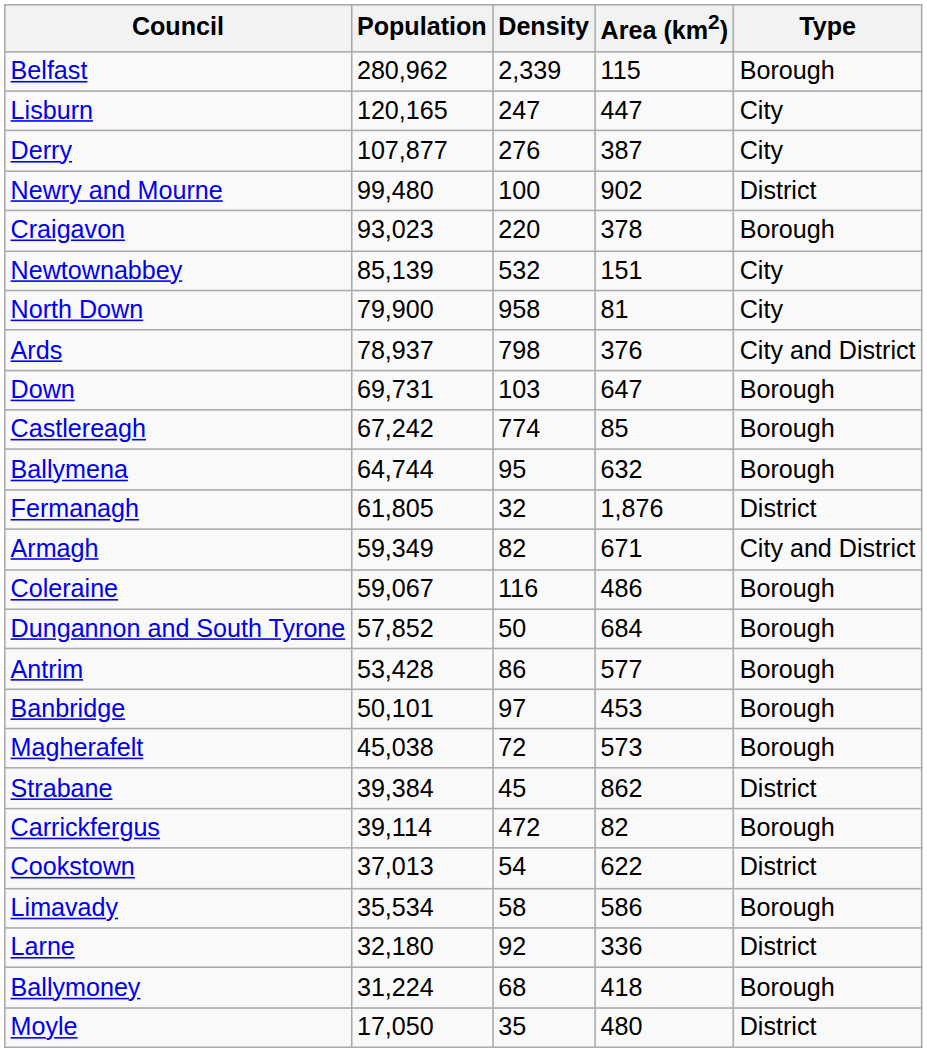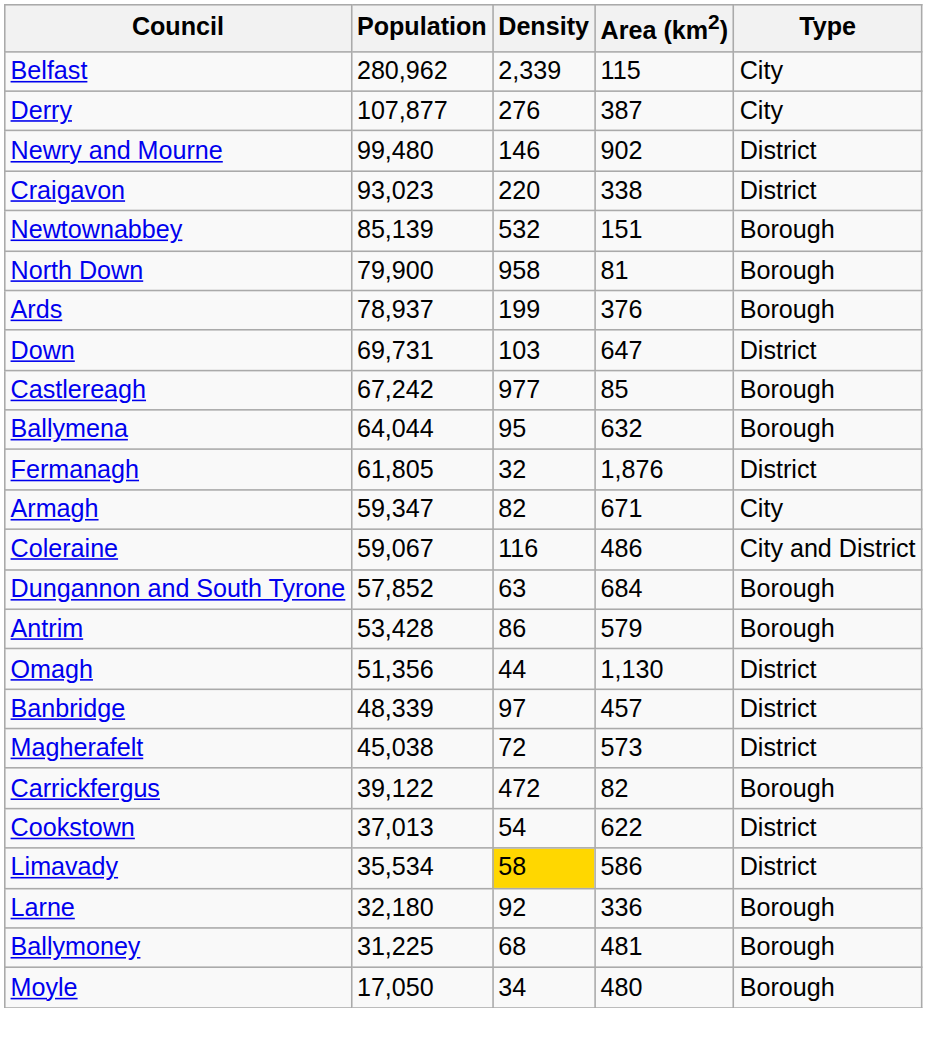(787, 71) Borough -> (761, 71) City
- row: (52, 110)
(519, 190) 100 -> (519, 150) 146
(622, 230) 378 -> (622, 190) 338
(787, 230) Borough -> (778, 190) District
(761, 270) City -> (787, 230) Borough
(761, 310) City -> (787, 270) Borough
(519, 349) 798 -> (519, 310) 199
(828, 349) City and District -> (787, 310) Borough
(787, 389) Borough -> (778, 349) District
(519, 429) 774 -> (519, 389) 977
(395, 469) 64,744 -> (395, 429) 64,044
(395, 549) 59,349 -> (395, 509) 59,347
(828, 549) City and District -> (761, 509) City
(787, 588) Borough -> (828, 549) City and District
(512, 628) 50 -> (512, 588) 63
(622, 668) 577 -> (622, 628) 579
+ row: (52, 668)
(395, 708) 50,101 -> (395, 708) 48,339
(622, 708) 453 -> (622, 708) 457
(787, 708) Borough -> (778, 708) District
(787, 748) Borough -> (778, 748) District
- row: (62, 788)
(394, 827) 39,114 -> (395, 788) 39,122
(512, 907) no background -> (512, 867) gold background
(787, 907) Borough -> (778, 867) District
(778, 947) District -> (787, 907) Borough
(395, 987) 31,224 -> (395, 947) 31,225
(622, 987) 418 -> (622, 947) 481
(512, 1027) 35 -> (512, 987) 34
(778, 1027) District -> (787, 987) Borough
